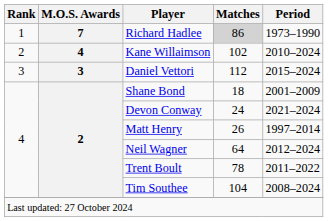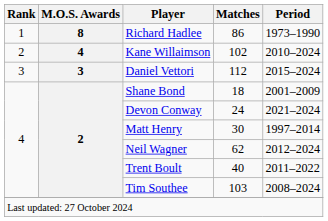(81, 33) 7 -> (81, 33) 8
(238, 33) lightgrey background -> (238, 33) no background
(238, 129) 26 -> (238, 129) 30
(238, 149) 64 -> (238, 149) 62
(238, 168) 78 -> (238, 168) 40
(238, 187) 104 -> (238, 187) 103
